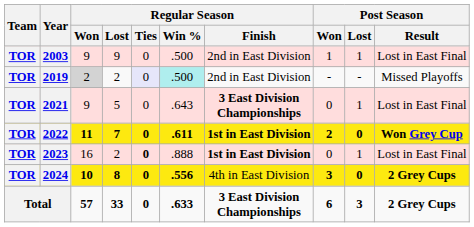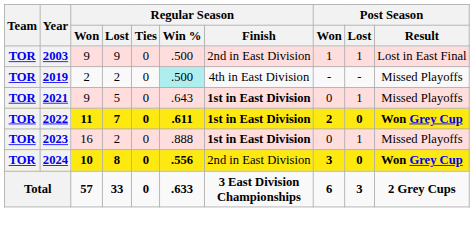(87, 77) lightgrey background -> (87, 77) no background
(146, 77) lavender background -> (146, 77) no background
(259, 77) 2nd in East Division -> (259, 77) 4th in East Division
(259, 105) 3 East Division Championships -> (259, 98) 1st in East Division
(422, 105) Lost in East Final -> (422, 98) Missed Playoffs
(146, 154) bold -> (146, 139) normal
(422, 154) Lost in East Final -> (422, 139) Missed Playoffs
(259, 175) 4th in East Division -> (259, 160) 2nd in East Division
(422, 175) 2 Grey Cups -> (422, 160) Won Grey Cup
